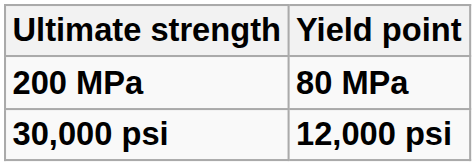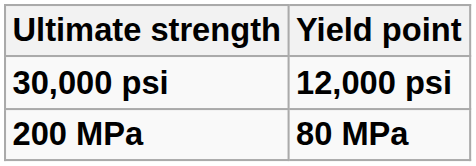rows swapped: (91, 133) <-> (78, 82)
